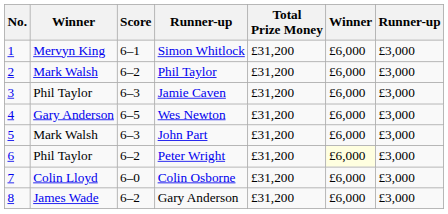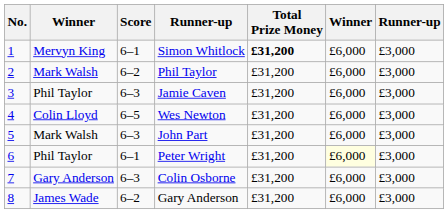(273, 51) normal -> (273, 51) bold
(74, 114) Gary Anderson -> (65, 114) Colin Lloyd
(130, 156) 6–2 -> (130, 156) 6–1
(65, 177) Colin Lloyd -> (74, 177) Gary Anderson
(130, 177) 6–0 -> (130, 177) 6–3
